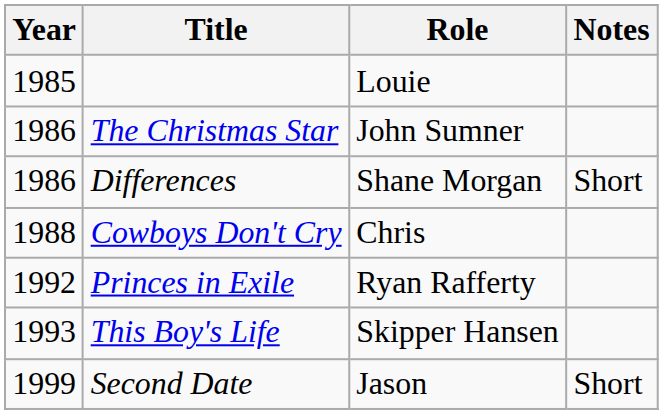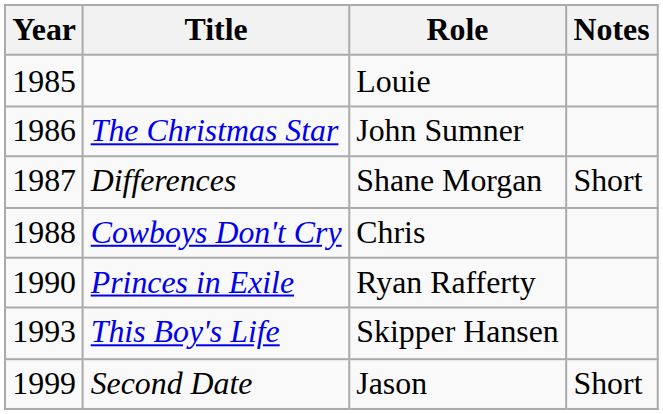(44, 181) 1986 -> (44, 181) 1987
(44, 282) 1992 -> (44, 282) 1990
